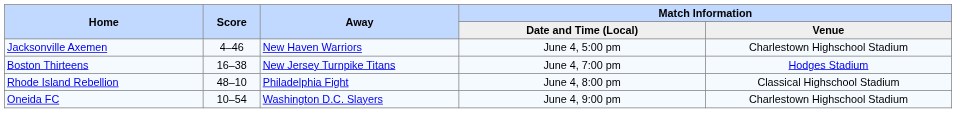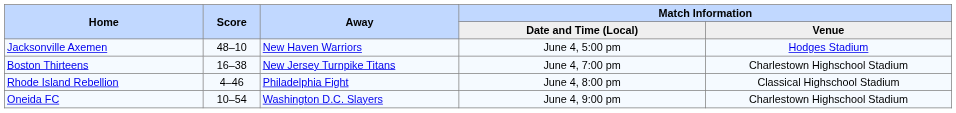(232, 48) 4–46 -> (232, 48) 48–10
(828, 48) Charlestown Highschool Stadium -> (828, 48) Hodges Stadium
(828, 65) Hodges Stadium -> (828, 65) Charlestown Highschool Stadium
(232, 82) 48–10 -> (232, 82) 4–46
